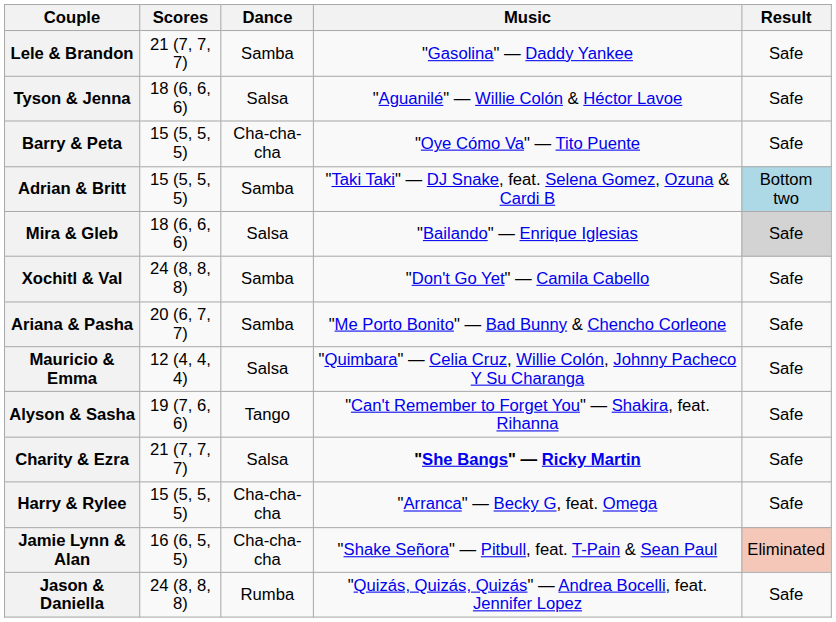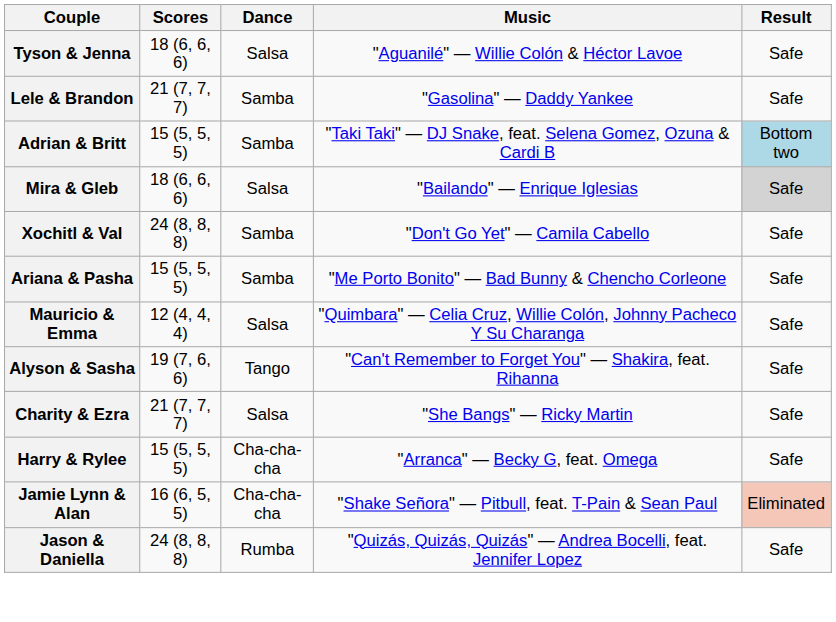rows swapped: (72, 53) <-> (72, 98)
- row: (72, 143)
(180, 324) 20 (6, 7, 7) -> (180, 278) 15 (5, 5, 5)
(527, 459) bold -> (527, 414) normal
